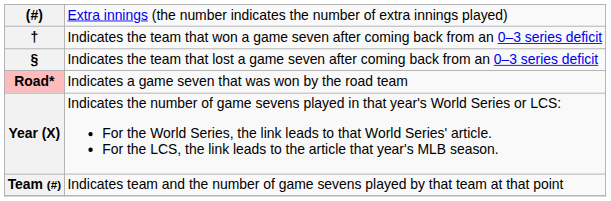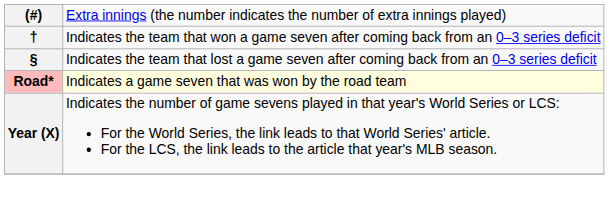(238, 81) no background -> (236, 81) lightyellow background
- row: (34, 185)
